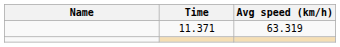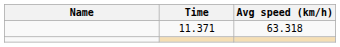(285, 29) 63.319 -> (285, 29) 63.318
